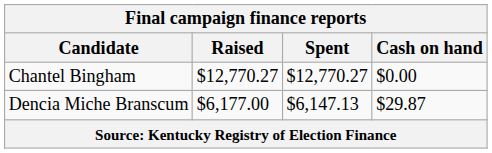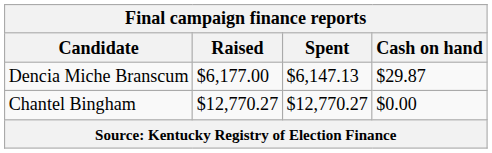rows swapped: (72, 76) <-> (99, 104)
